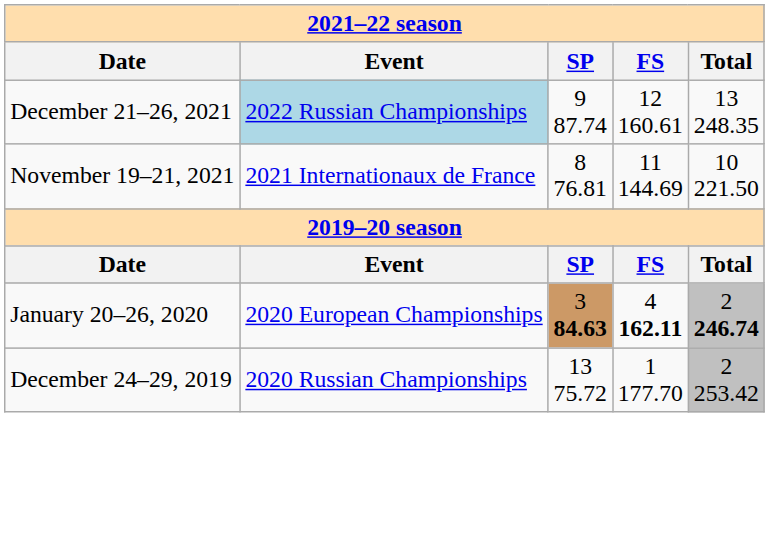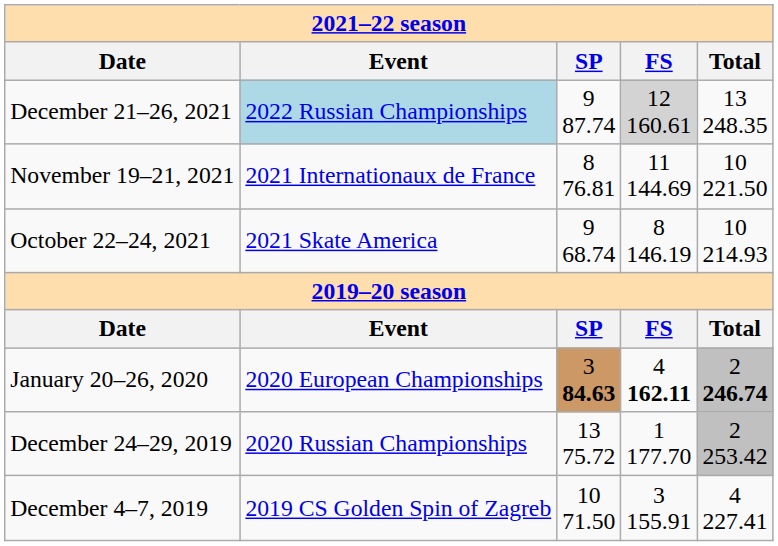(650, 111) no background -> (659, 111) lightgrey background
+ row: (110, 240)
+ row: (109, 507)
